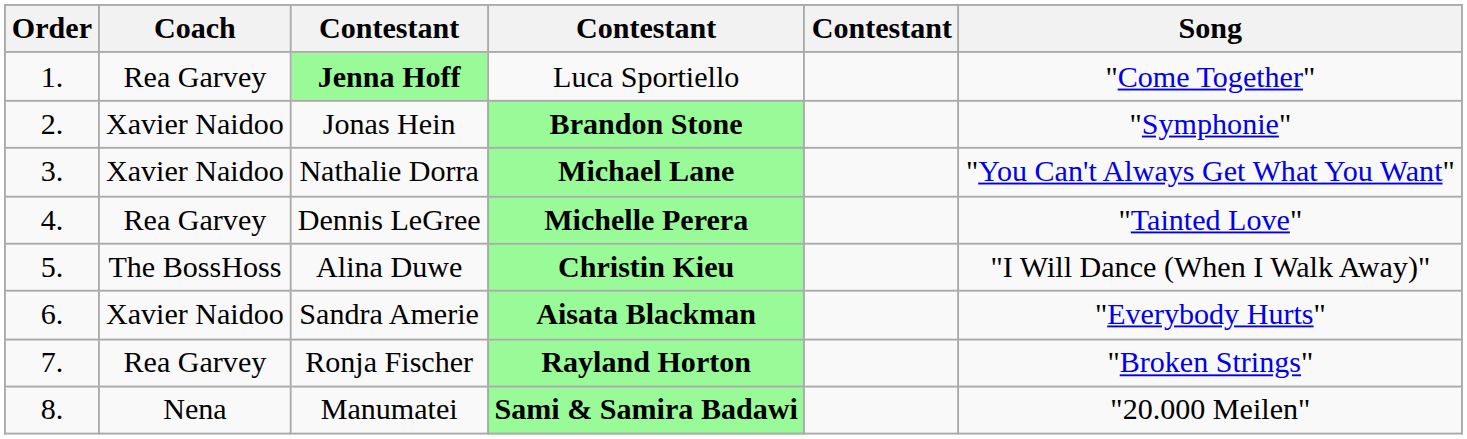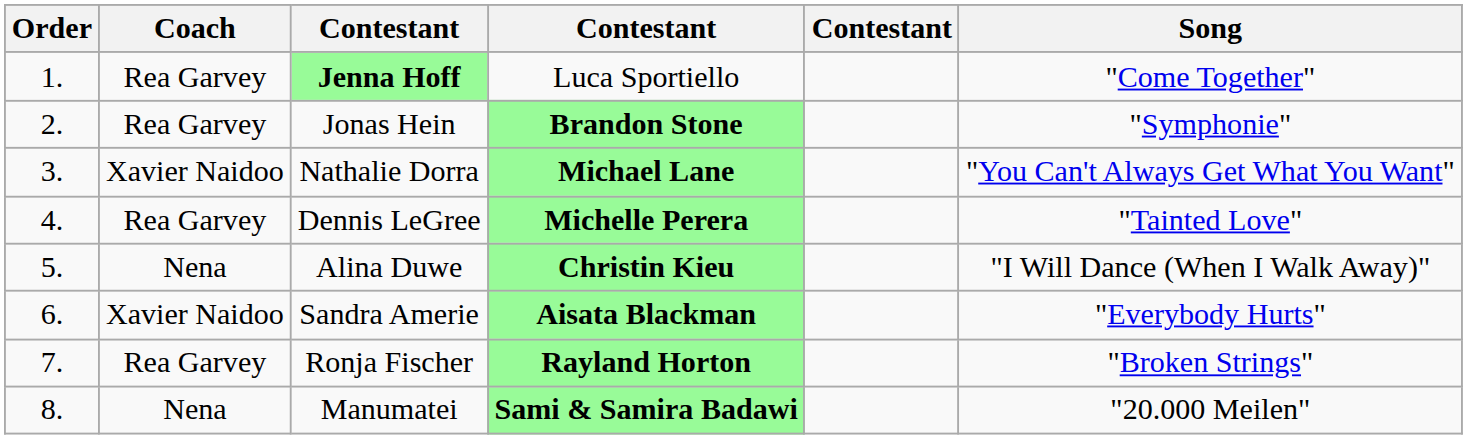(195, 123) Xavier Naidoo -> (195, 123) Rea Garvey
(195, 266) The BossHoss -> (195, 266) Nena
